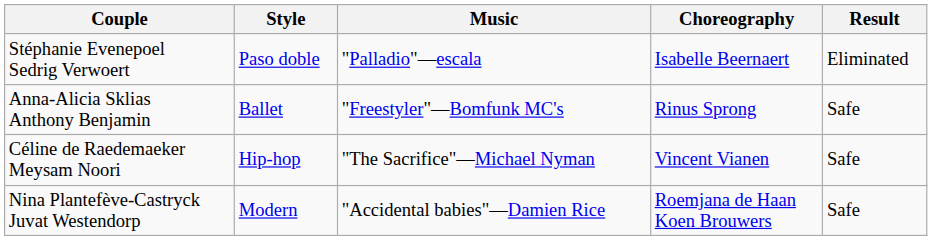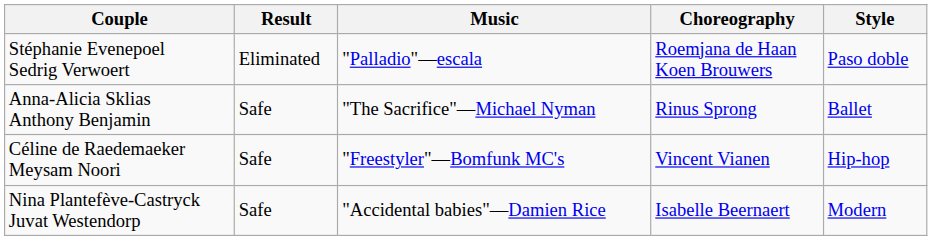columns swapped: (286, 19) <-> (875, 19)
(722, 59) Isabelle Beernaert -> (726, 59) Roemjana de Haan Koen Brouwers
(453, 109) "Freestyler"—Bomfunk MC's -> (469, 109) "The Sacrifice"—Michael Nyman
(468, 159) "The Sacrifice"—Michael Nyman -> (453, 159) "Freestyler"—Bomfunk MC's
(725, 210) Roemjana de Haan Koen Brouwers -> (723, 210) Isabelle Beernaert
